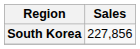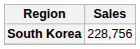(110, 34) 227,856 -> (110, 34) 228,756
